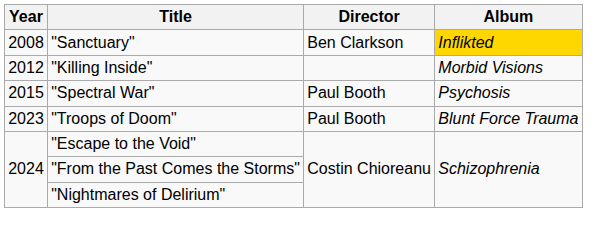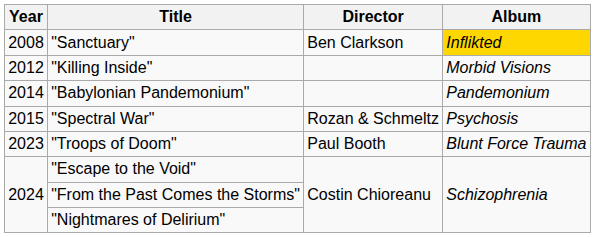+ row: (150, 93)
(346, 93) Paul Booth -> (373, 118) Rozan & Schmeltz
